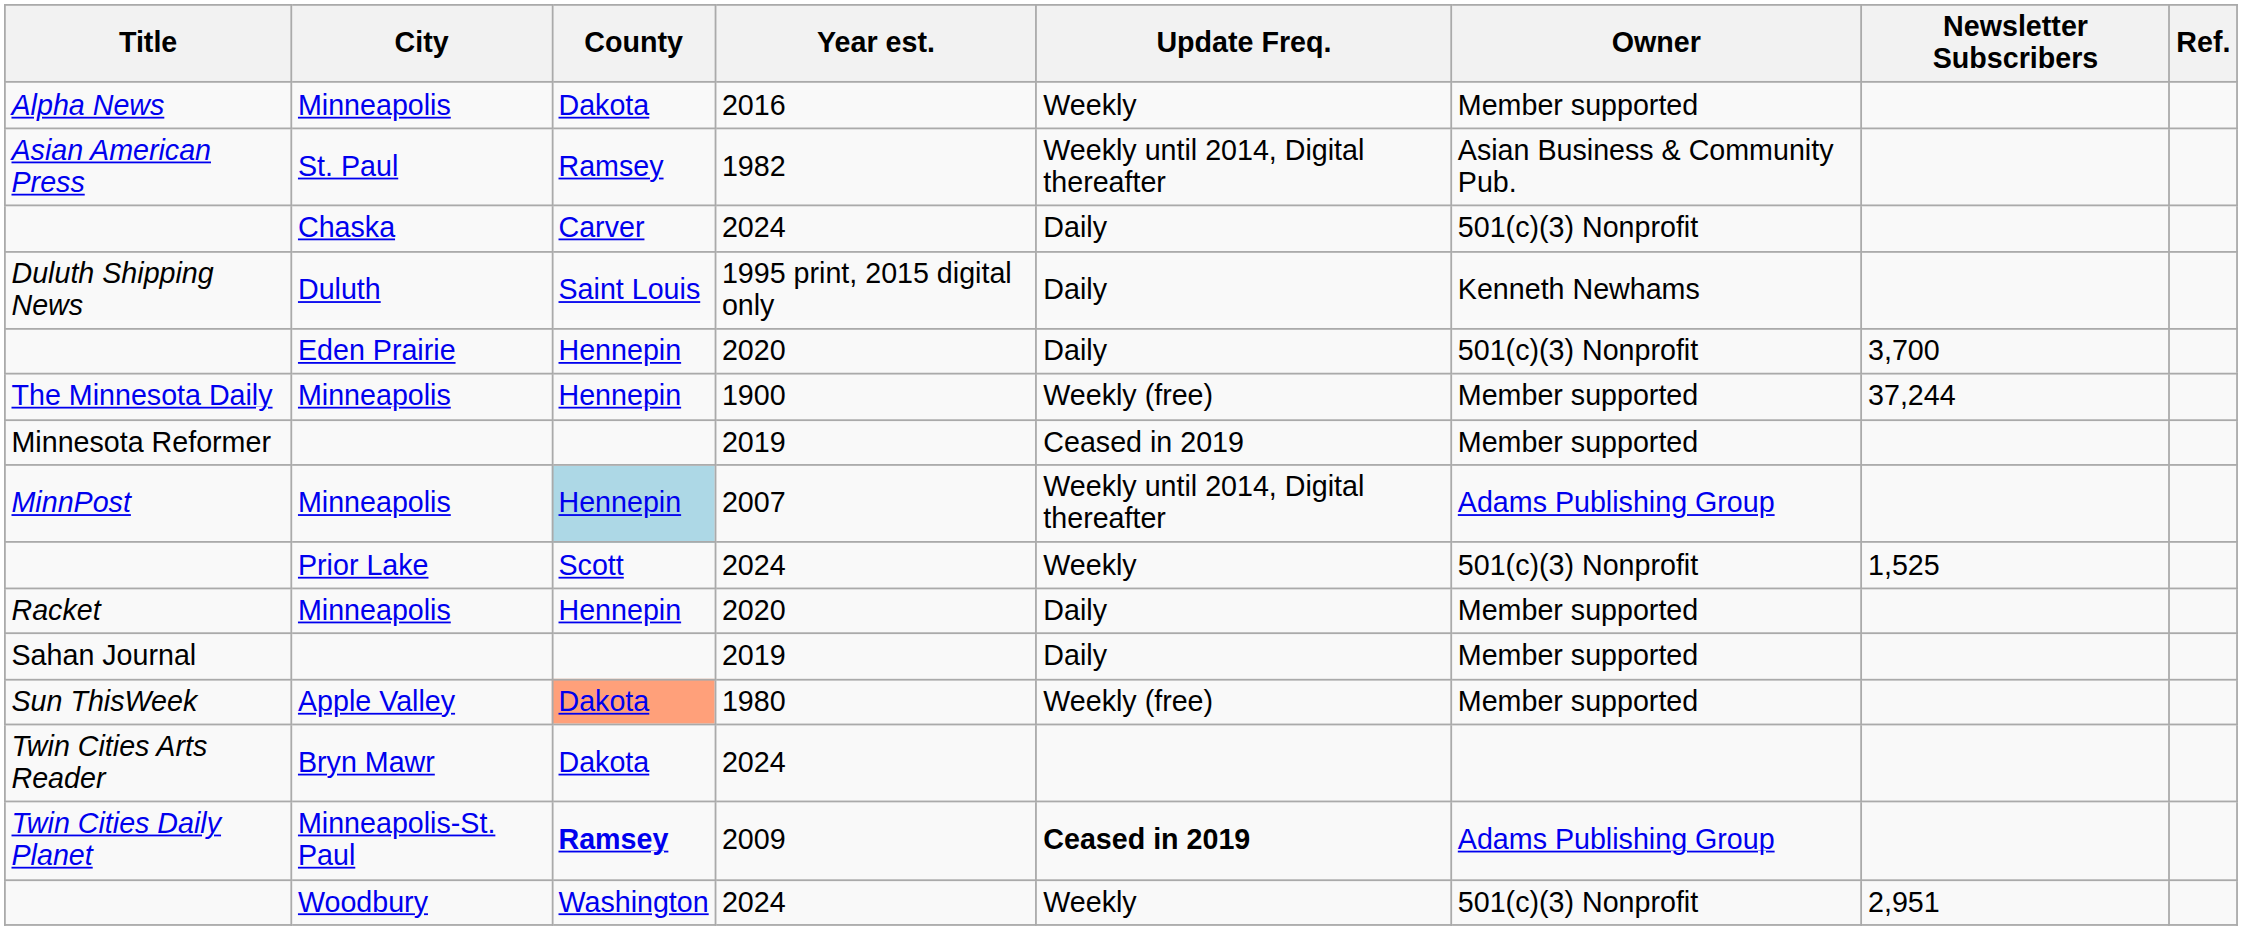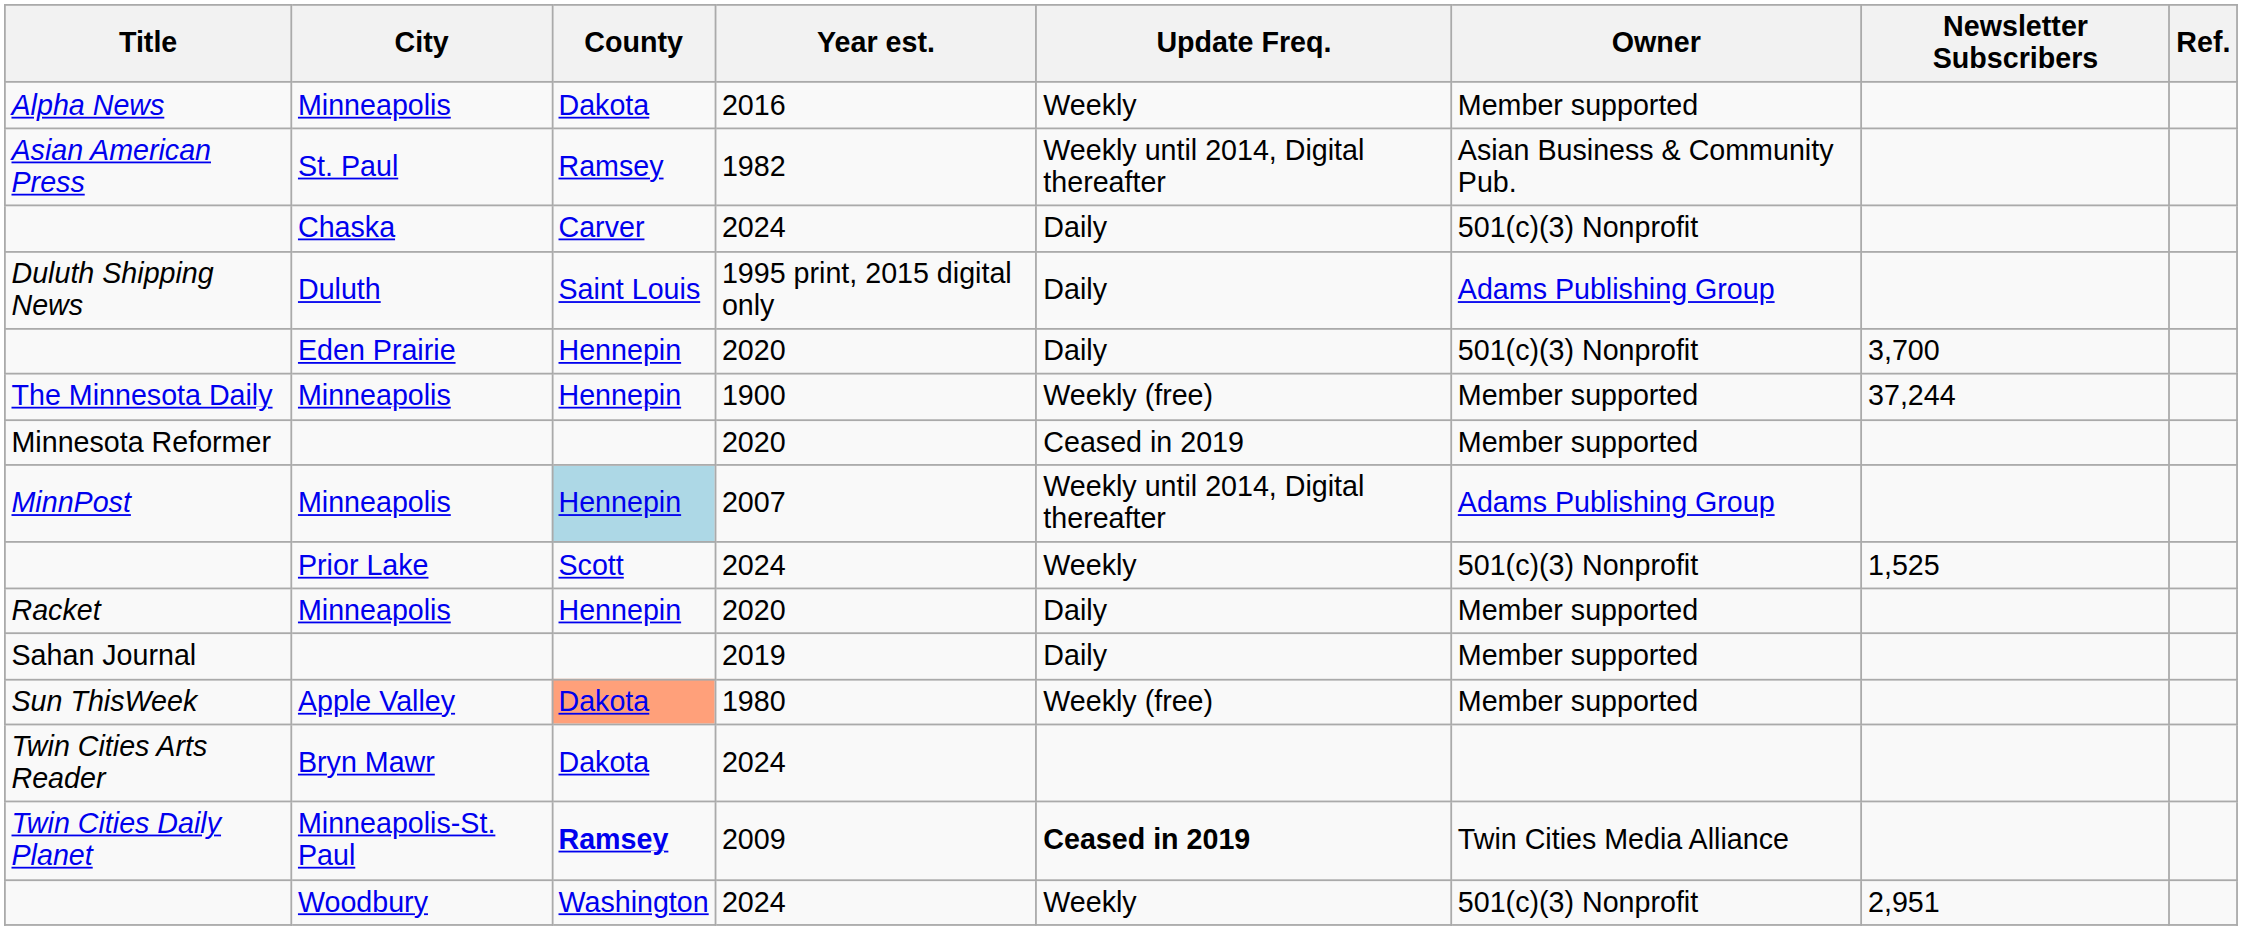(1579, 289) Kenneth Newhams -> (1616, 289) Adams Publishing Group
(754, 441) 2019 -> (754, 441) 2020
(1616, 840) Adams Publishing Group -> (1623, 840) Twin Cities Media Alliance
